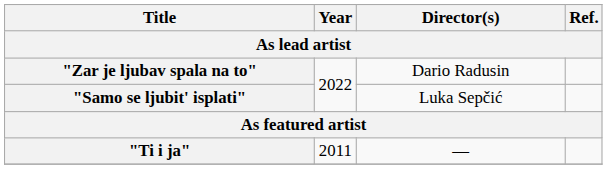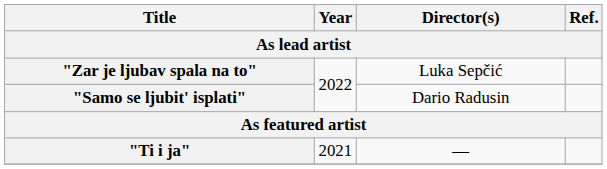(461, 71) Dario Radusin -> (461, 71) Luka Sepčić
(461, 97) Luka Sepčić -> (461, 97) Dario Radusin
(335, 151) 2011 -> (335, 151) 2021
